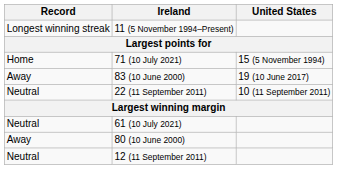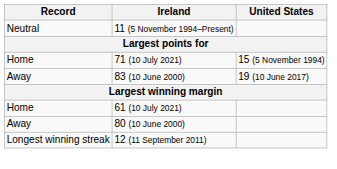(58, 28) Longest winning streak -> (23, 28) Neutral
- row: (160, 92)
(23, 124) Neutral -> (20, 108) Home
(23, 156) Neutral -> (58, 140) Longest winning streak
